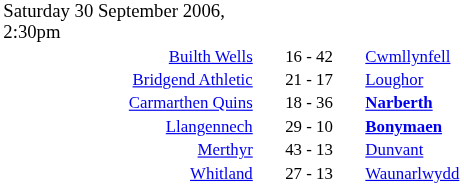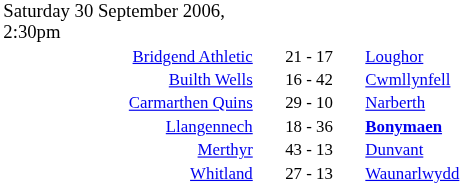rows swapped: (193, 79) <-> (211, 56)
(309, 103) 18 - 36 -> (309, 103) 29 - 10
(399, 103) bold -> (395, 103) normal
(309, 126) 29 - 10 -> (309, 126) 18 - 36
